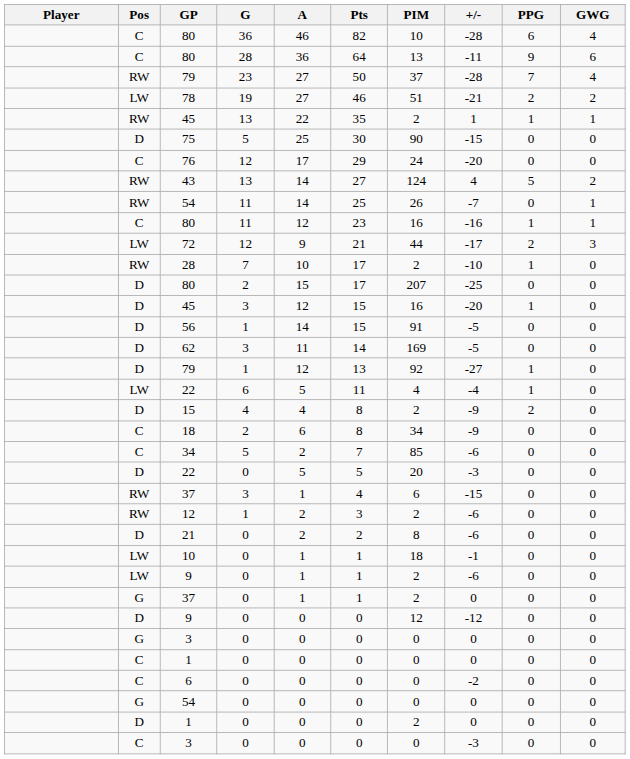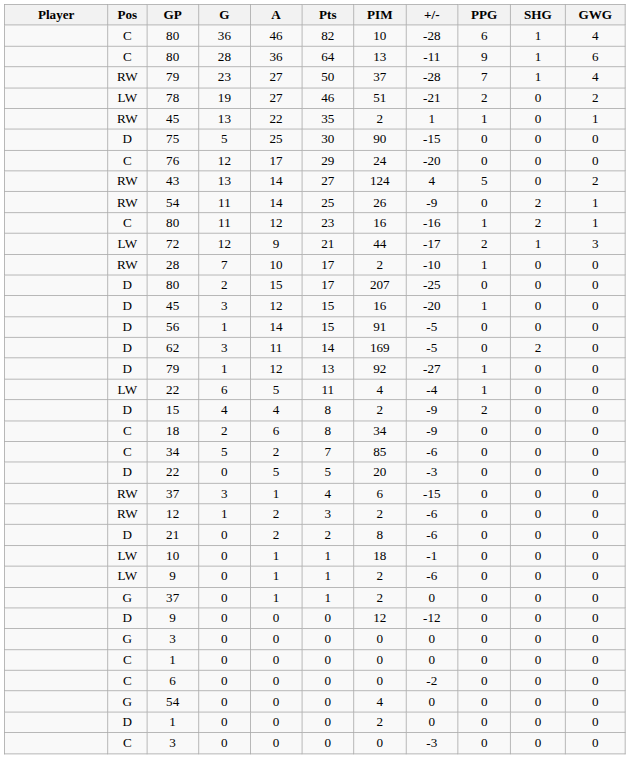+ column: (538, 14)
(473, 202) -7 -> (432, 202) -9
(416, 701) 0 -> (380, 701) 4
